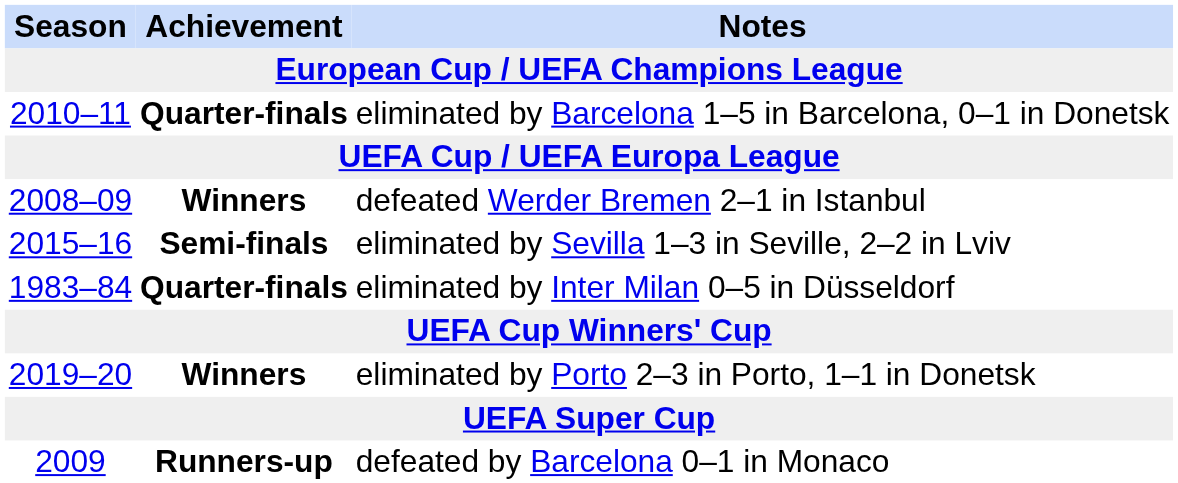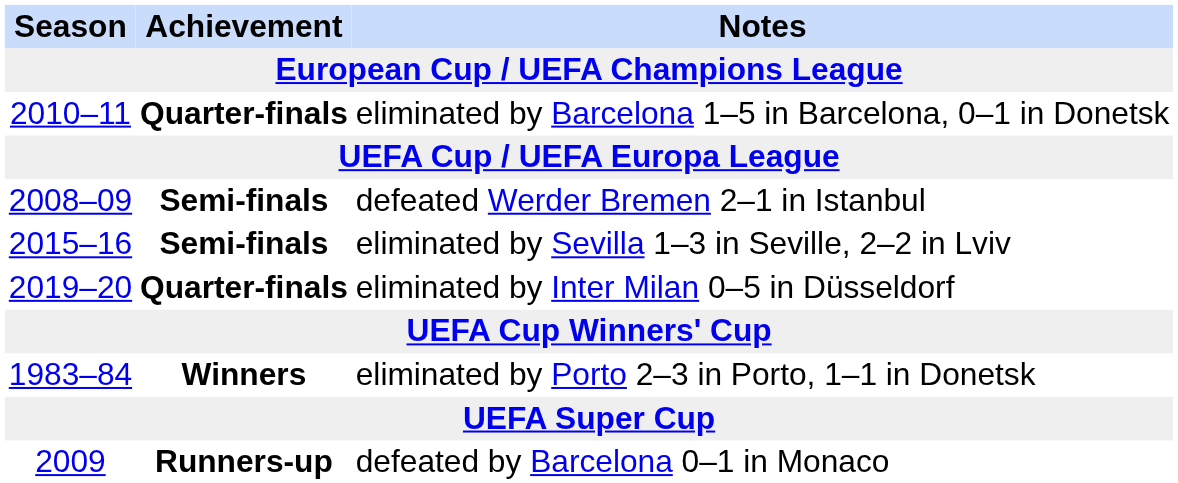(244, 200) Winners -> (244, 200) Semi-finals
(70, 287) 1983–84 -> (70, 287) 2019–20
(70, 374) 2019–20 -> (70, 374) 1983–84
